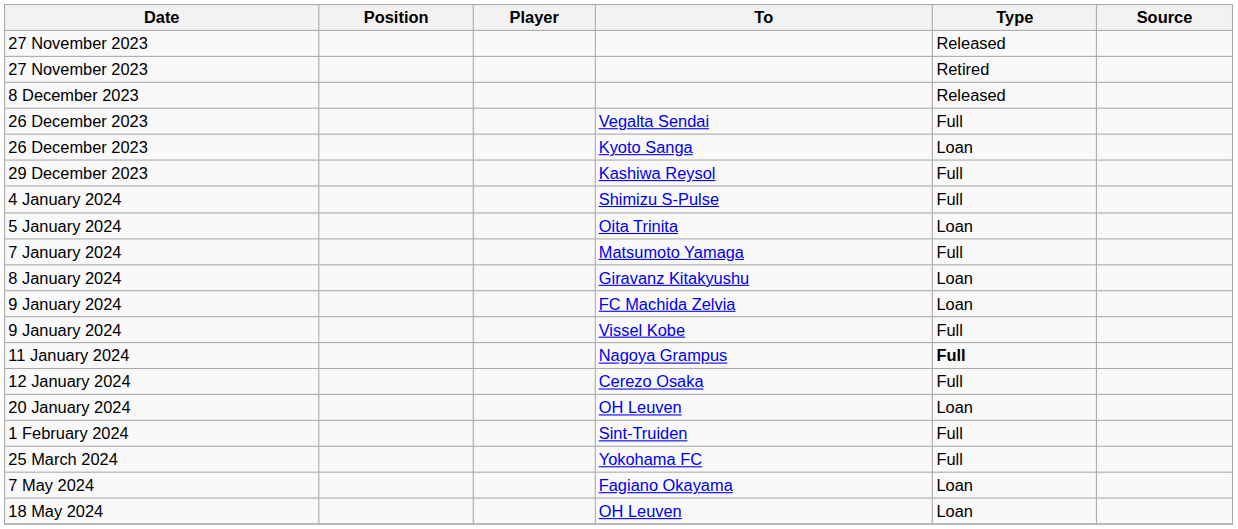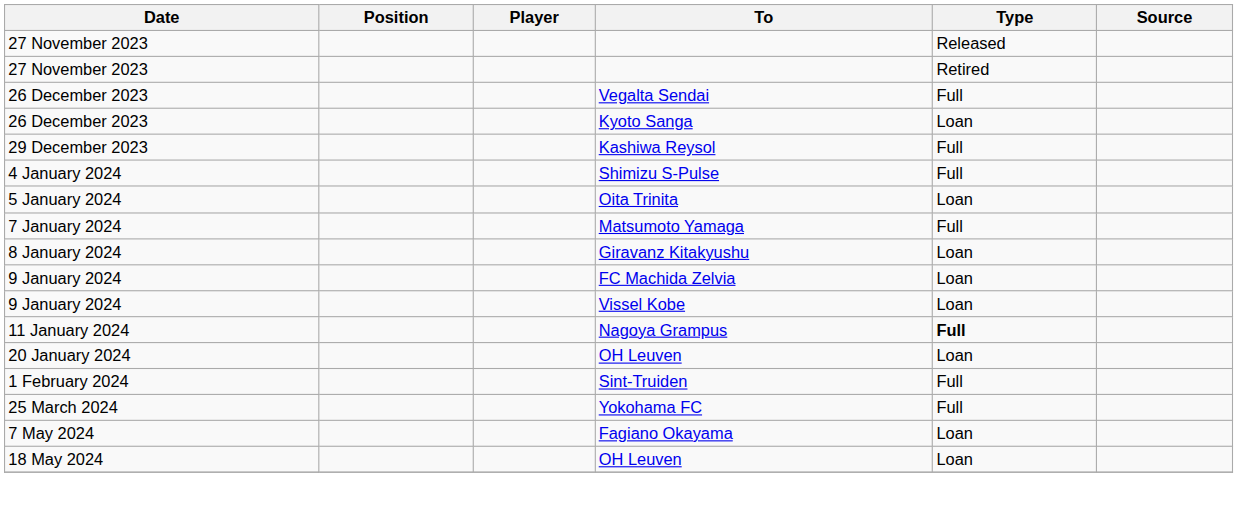- row: (74, 96)
(950, 330) Full -> (955, 304) Loan
- row: (69, 382)
